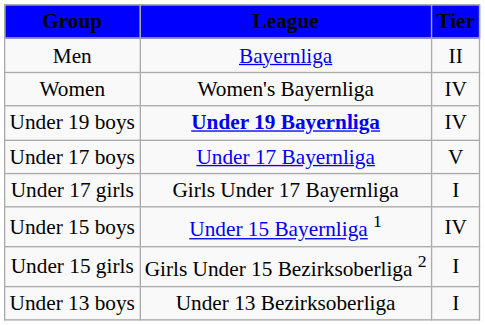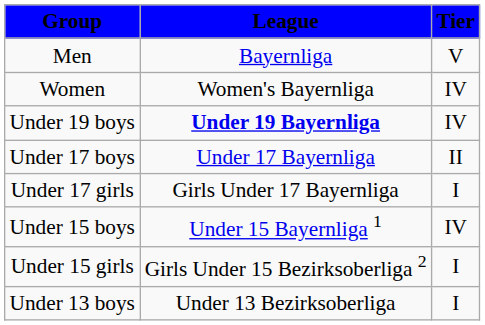(456, 55) II -> (456, 55) V
(456, 156) V -> (456, 156) II
